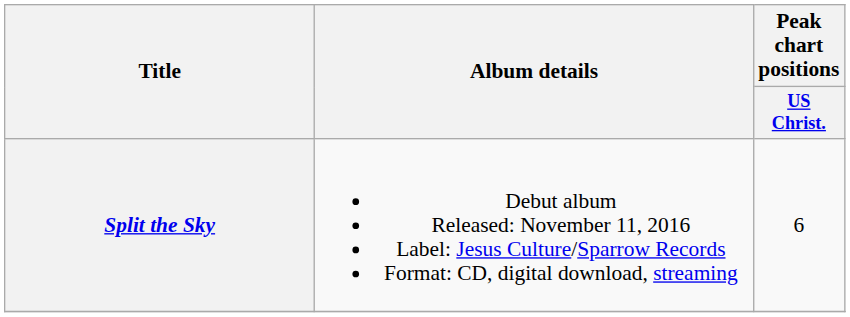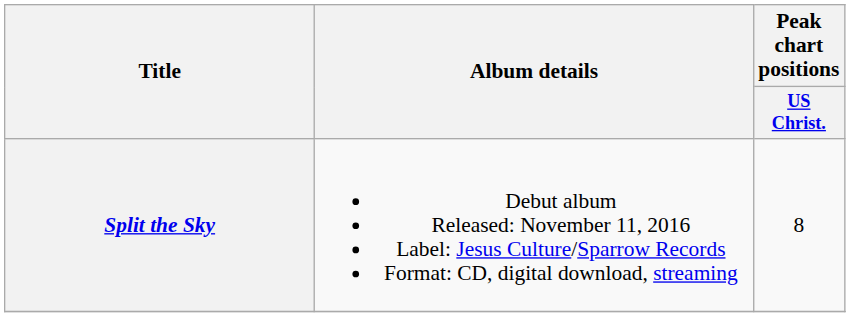(799, 224) 6 -> (799, 224) 8
